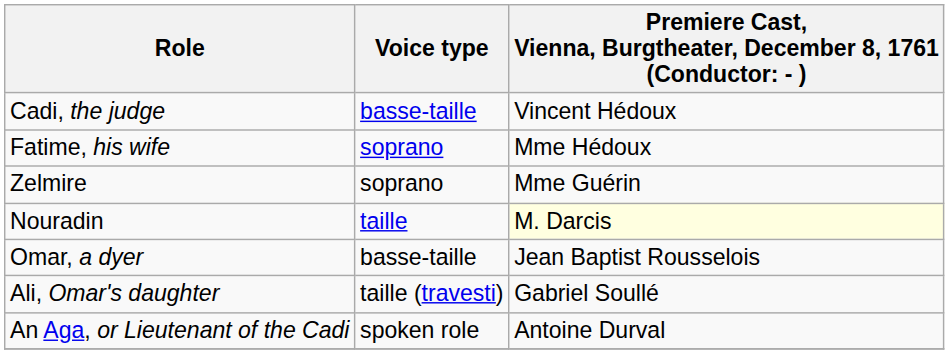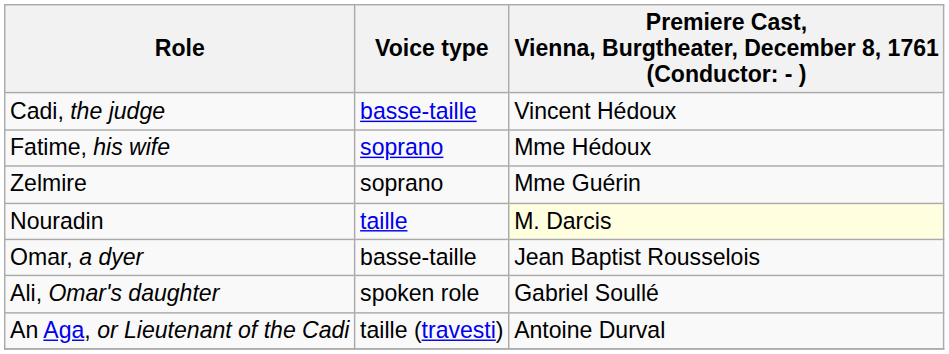(432, 293) taille (travesti) -> (420, 293) spoken role
(420, 330) spoken role -> (432, 330) taille (travesti)
